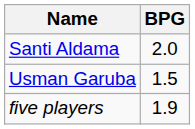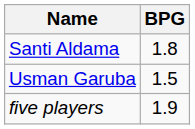(165, 49) 2.0 -> (165, 49) 1.8
